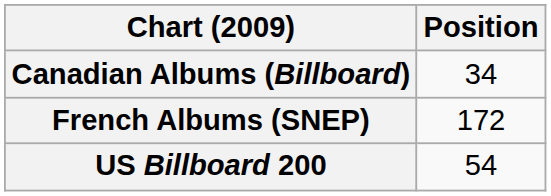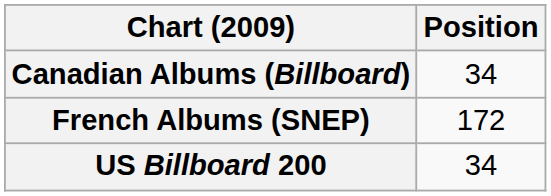(481, 166) 54 -> (481, 166) 34
